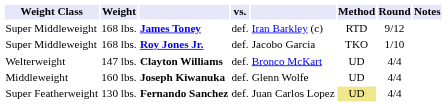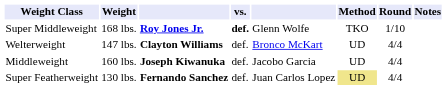- row: (170, 28)
(240, 44) normal -> (240, 28) bold
(283, 44) Jacobo Garcia -> (281, 28) Glenn Wolfe
(280, 77) Glenn Wolfe -> (284, 61) Jacobo Garcia
